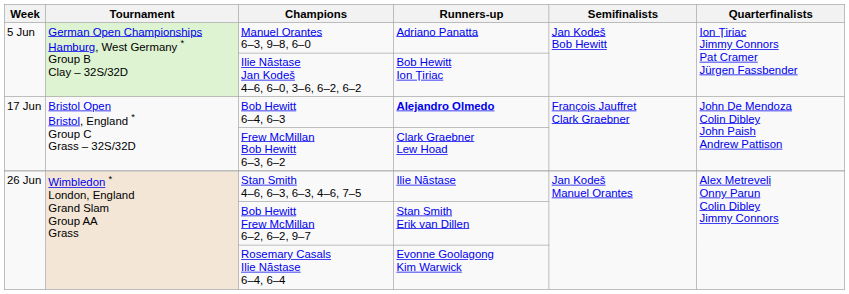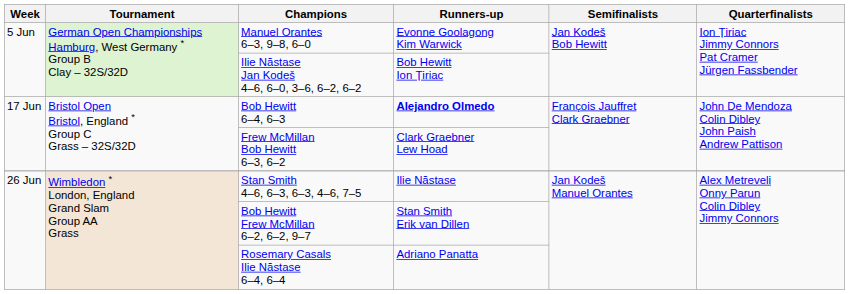(437, 32) Adriano Panatta -> (445, 38) Evonne Goolagong Kim Warwick
(445, 261) Evonne Goolagong Kim Warwick -> (437, 255) Adriano Panatta
